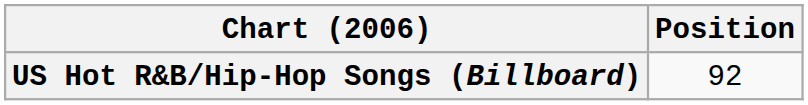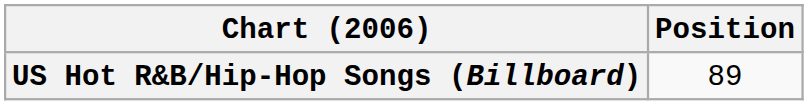(725, 76) 92 -> (725, 76) 89
